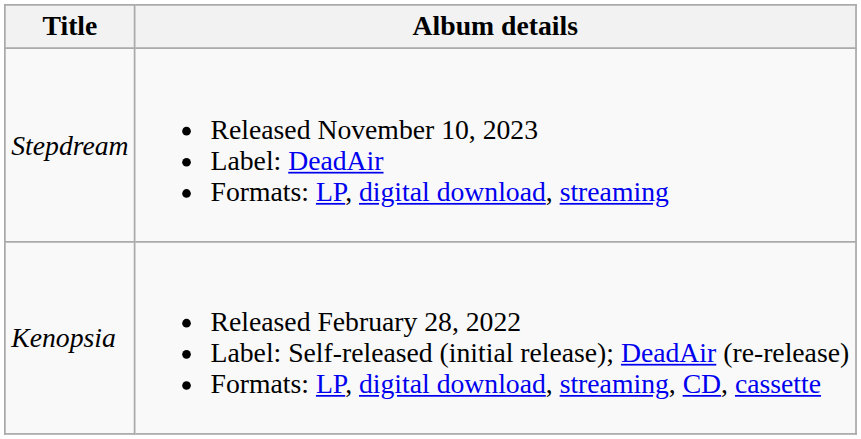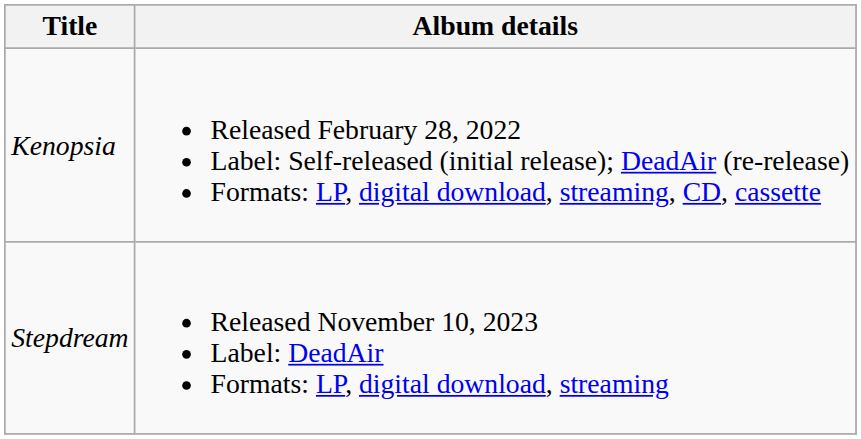rows swapped: (64, 337) <-> (70, 144)
